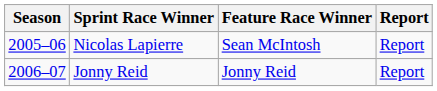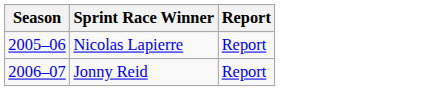- column: (297, 18)
